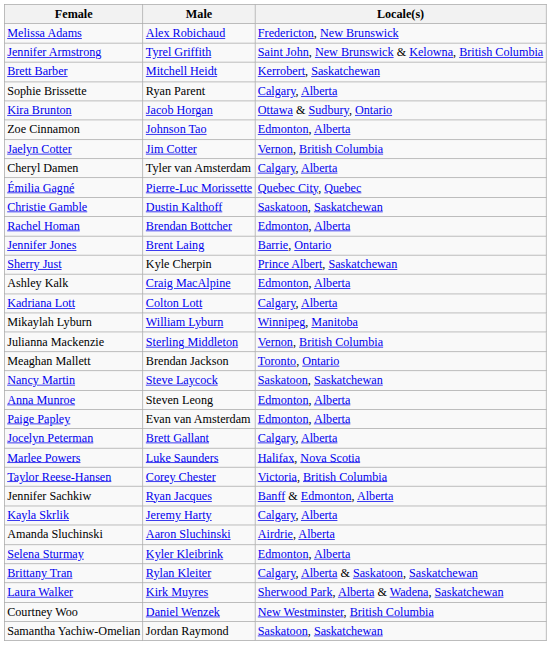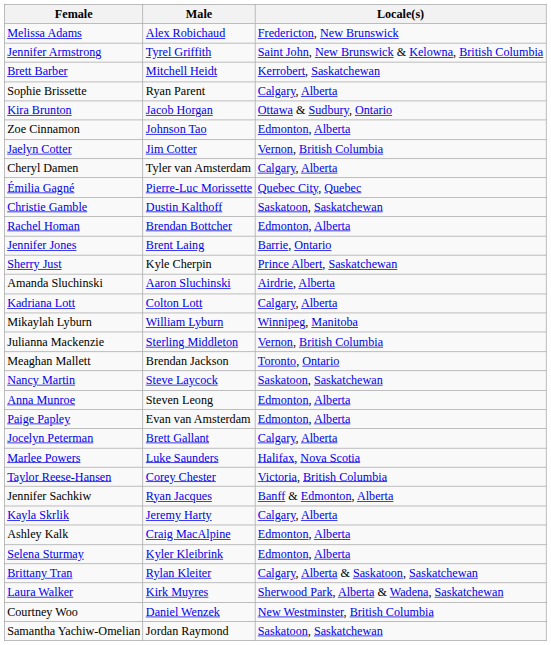rows swapped: (38, 284) <-> (55, 534)
